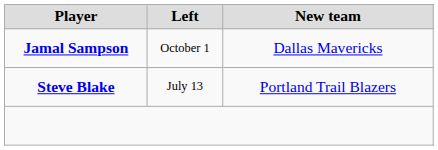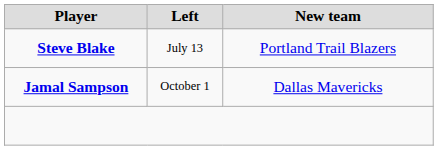rows swapped: (76, 87) <-> (76, 48)
